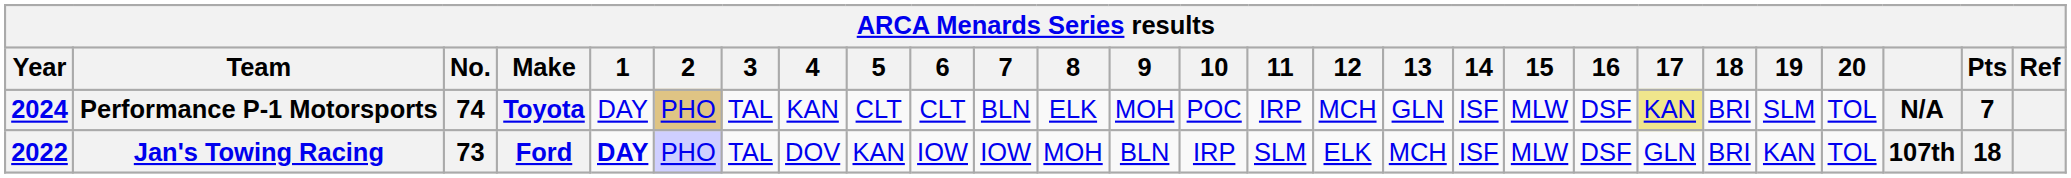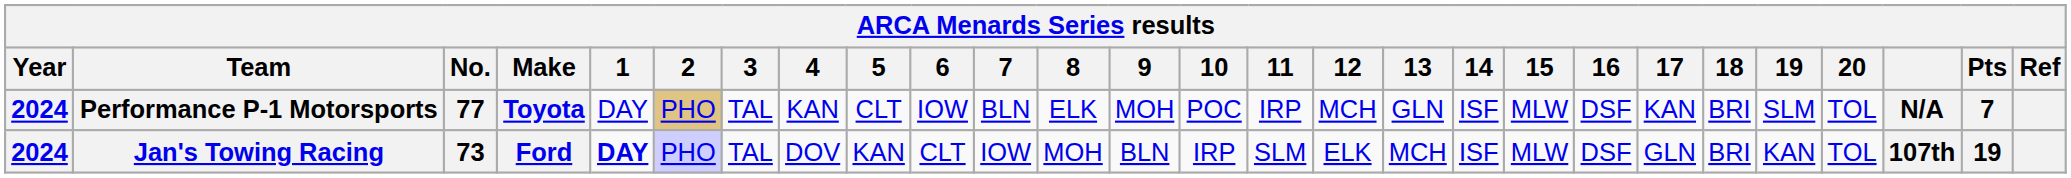(470, 110) 74 -> (470, 110) 77
(943, 110) CLT -> (943, 110) IOW
(1670, 110) khaki background -> (1670, 110) no background
(39, 152) 2022 -> (39, 152) 2024
(943, 152) IOW -> (943, 152) CLT
(1987, 152) 18 -> (1987, 152) 19
